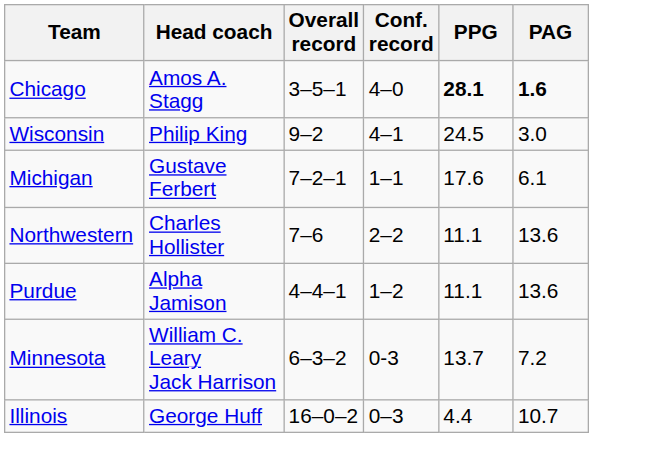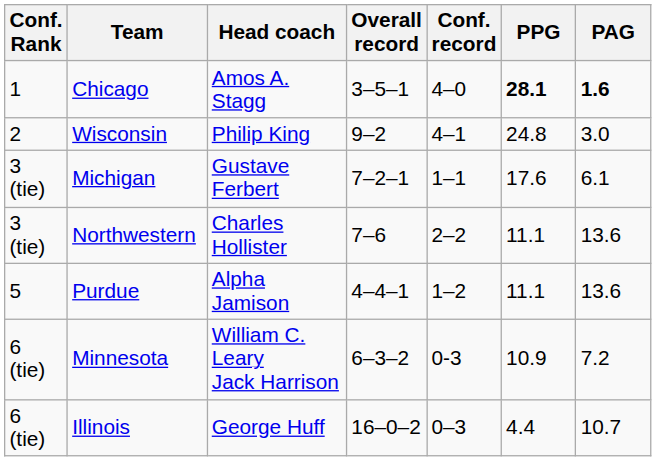+ column: (36, 32)
(464, 133) 24.5 -> (526, 133) 24.8
(464, 359) 13.7 -> (526, 359) 10.9
